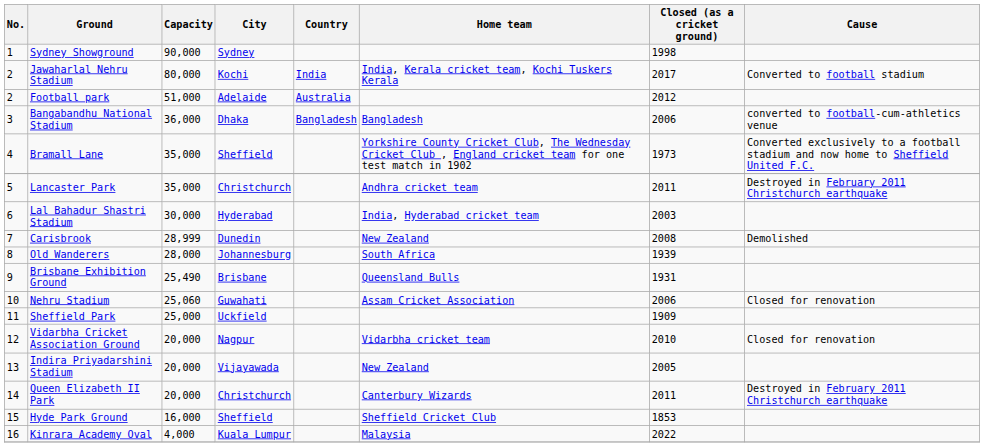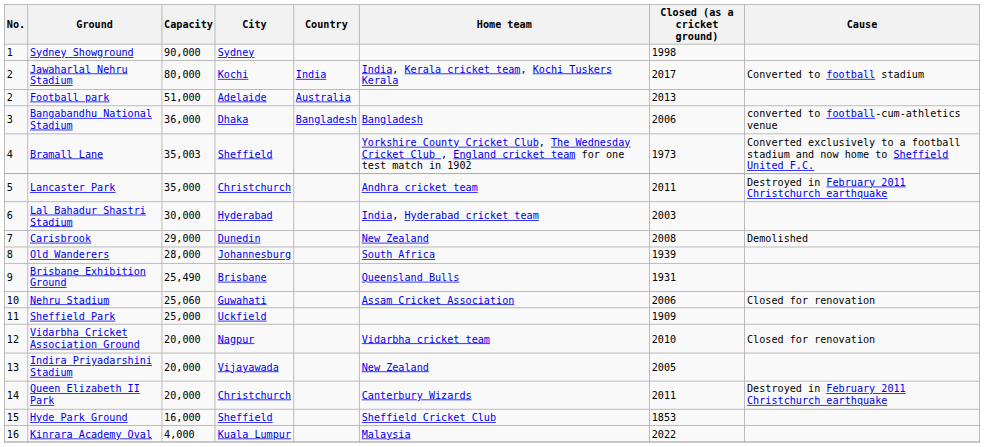(664, 97) 2012 -> (664, 97) 2013
(182, 154) 35,000 -> (182, 154) 35,003
(182, 238) 28,999 -> (182, 238) 29,000
